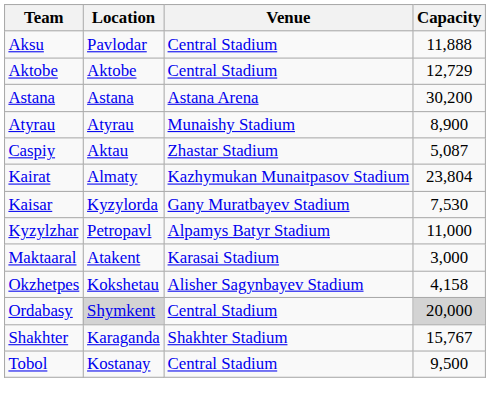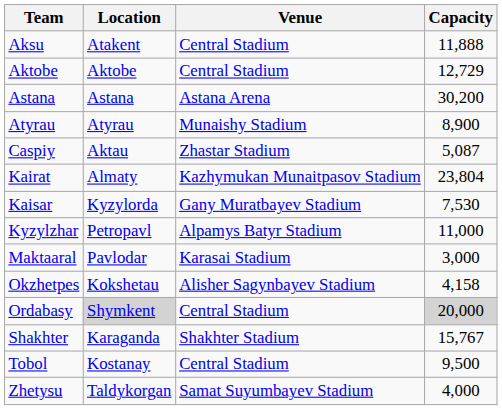(117, 44) Pavlodar -> (114, 44) Atakent
(114, 257) Atakent -> (117, 257) Pavlodar
+ row: (35, 390)
